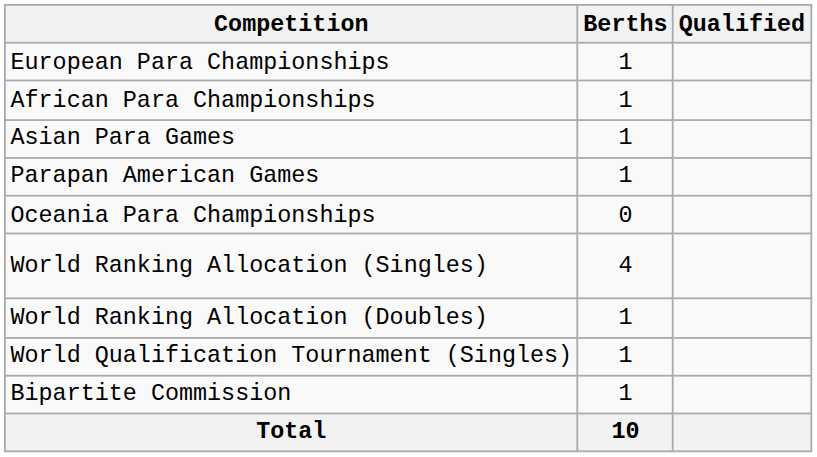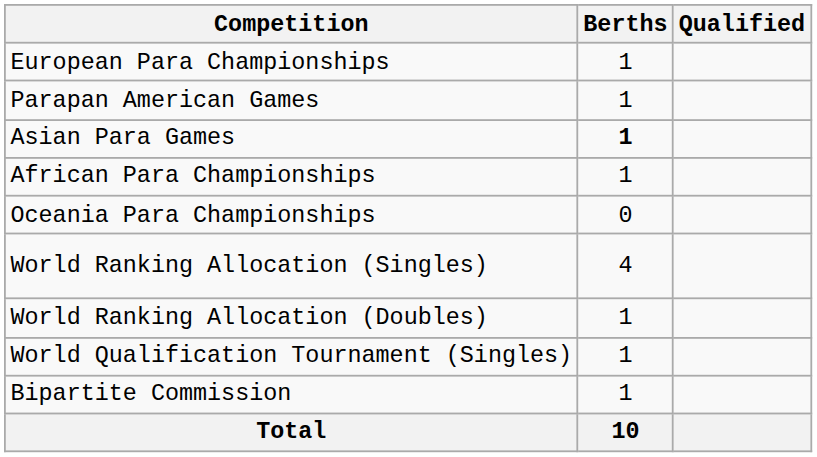rows swapped: (193, 100) <-> (165, 177)
(625, 138) normal -> (625, 138) bold
